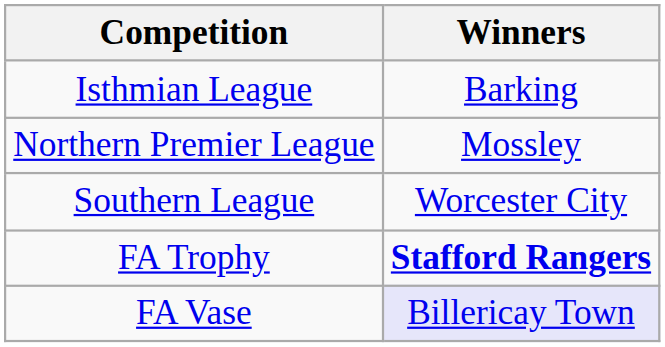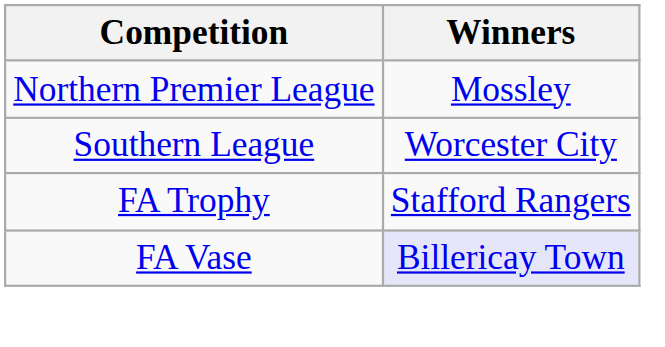- row: (194, 88)
(521, 256) bold -> (511, 200) normal
